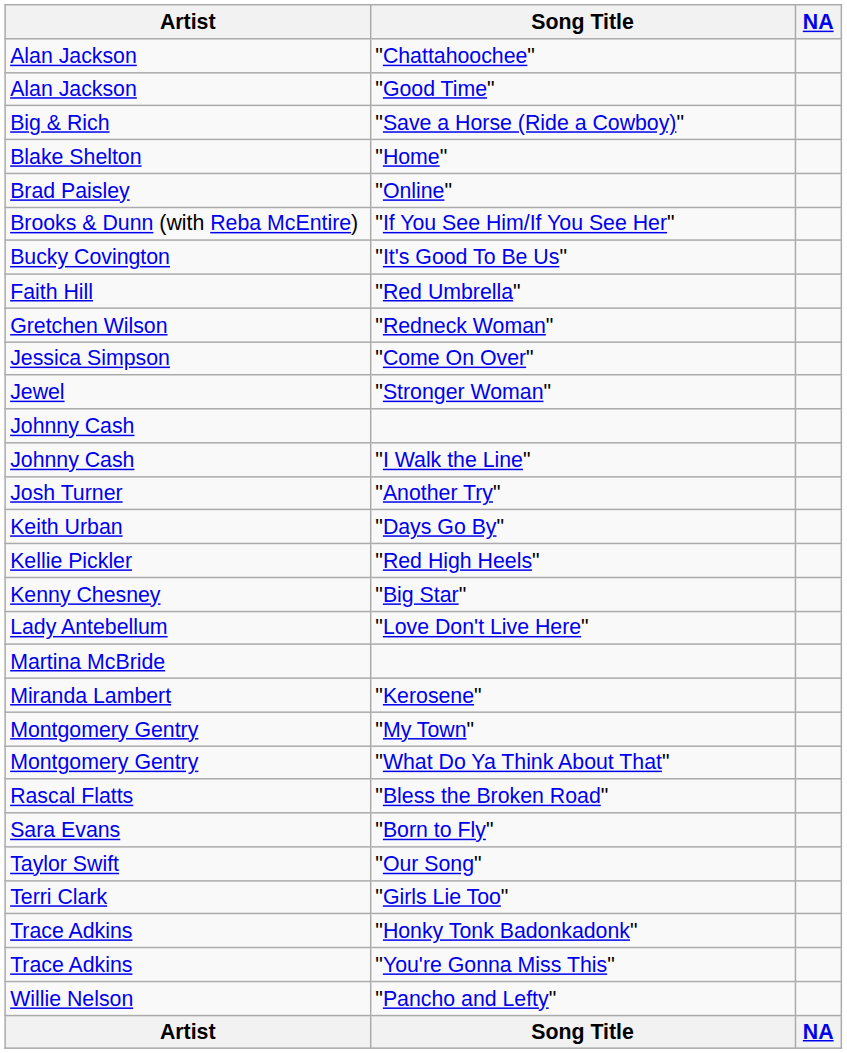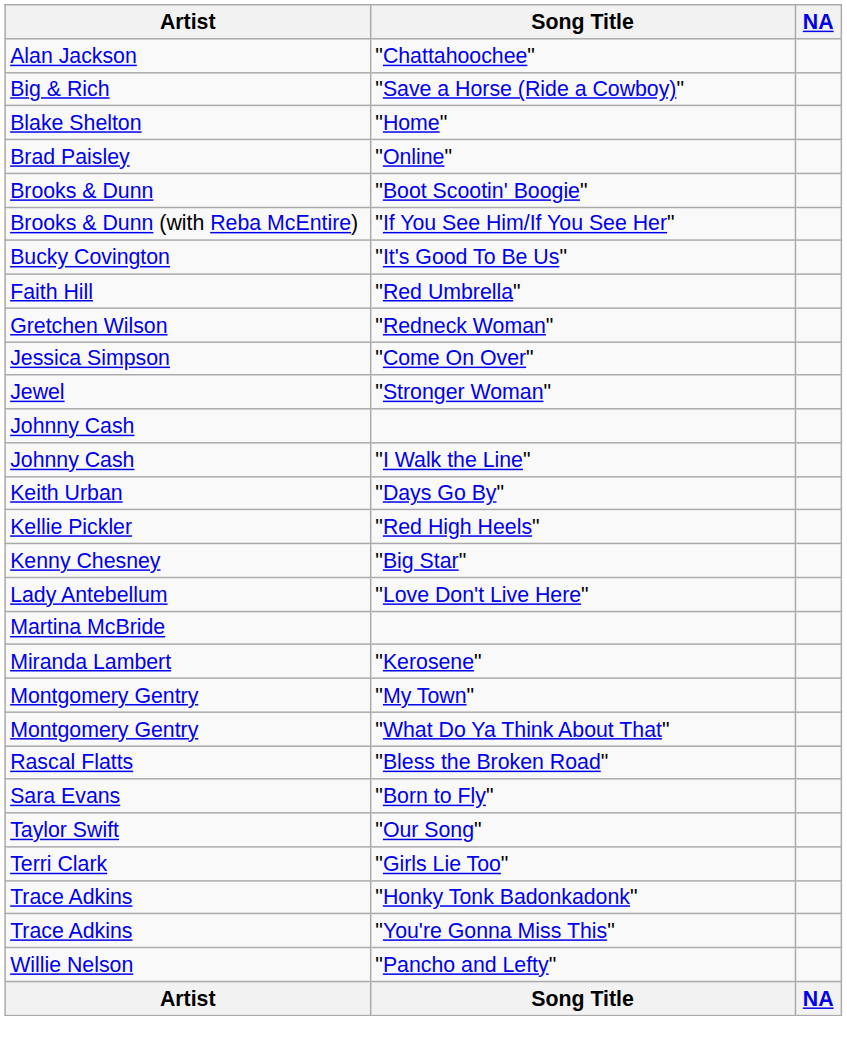- row: (73, 89)
+ row: (82, 190)
- row: (66, 493)
